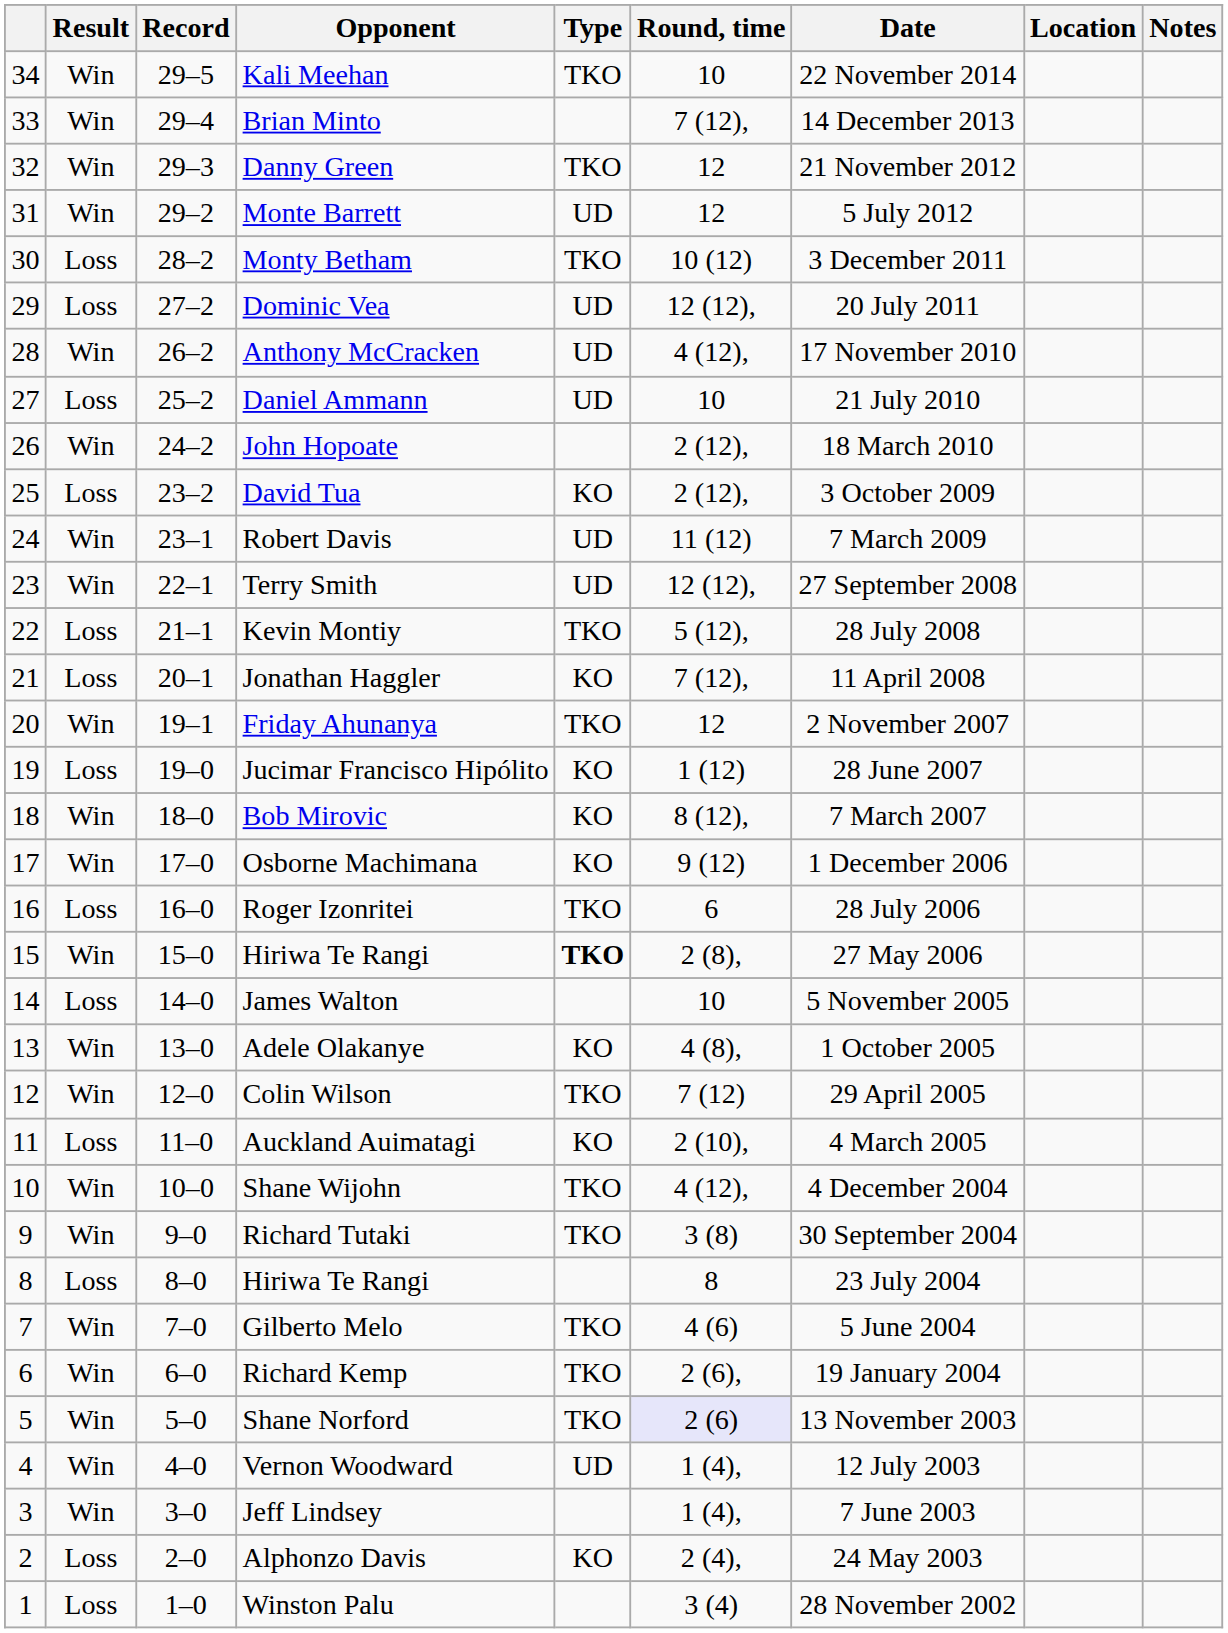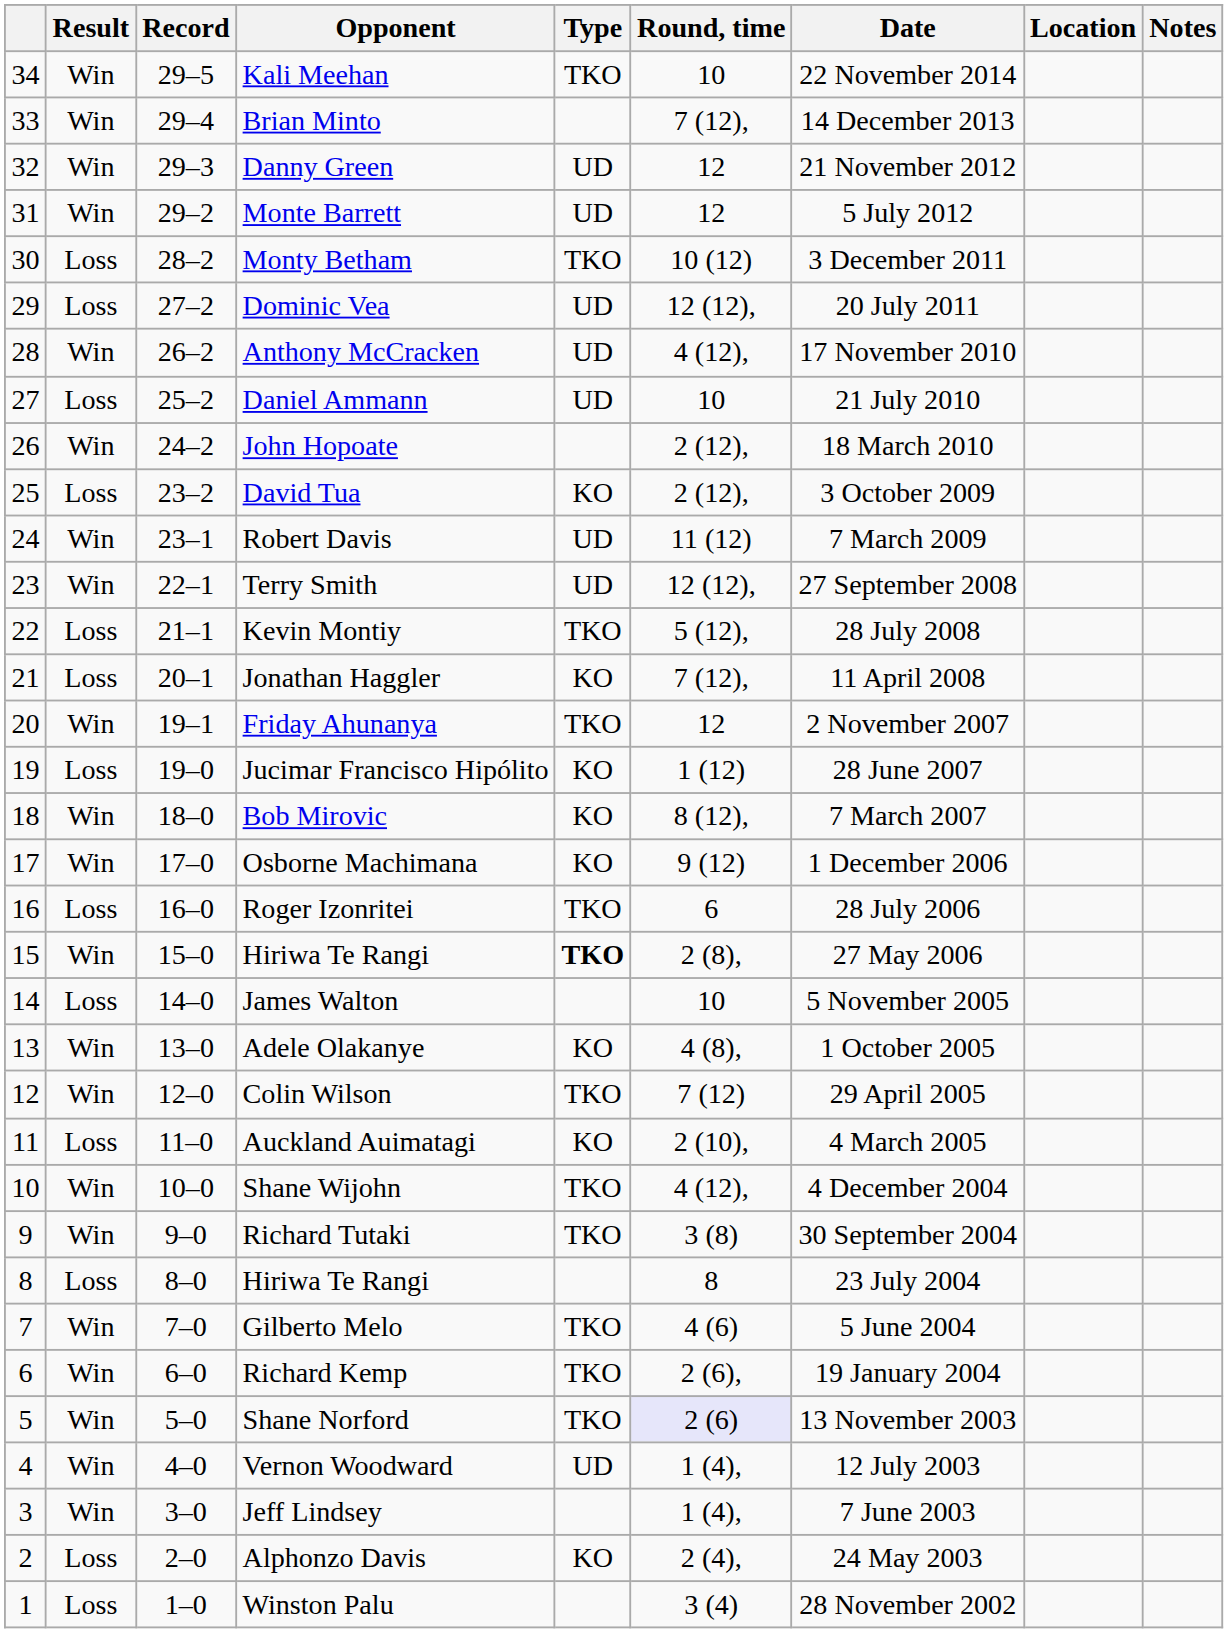(593, 166) TKO -> (593, 166) UD
